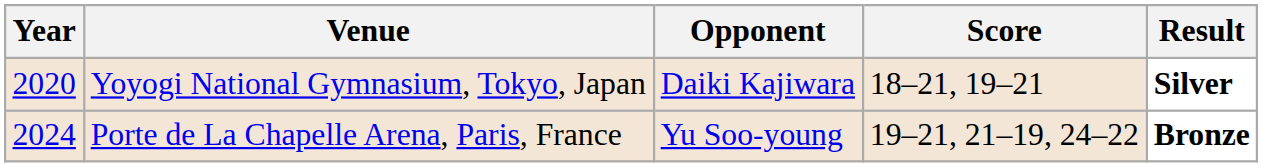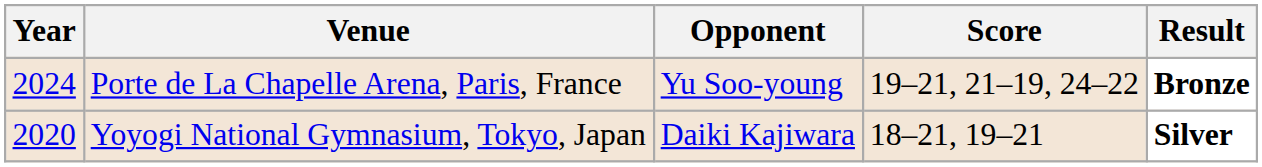rows swapped: (368, 83) <-> (356, 135)
